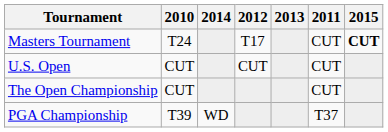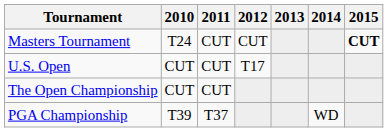columns swapped: (326, 16) <-> (216, 16)
(253, 41) T17 -> (253, 41) CUT
(253, 66) CUT -> (253, 66) T17
